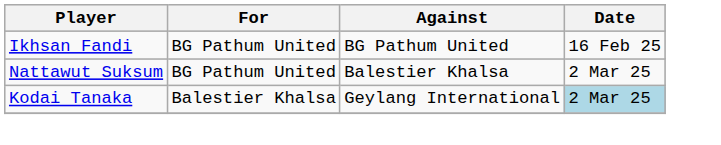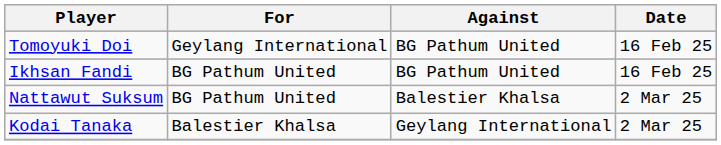+ row: (71, 45)
(610, 99) lightblue background -> (661, 126) no background
